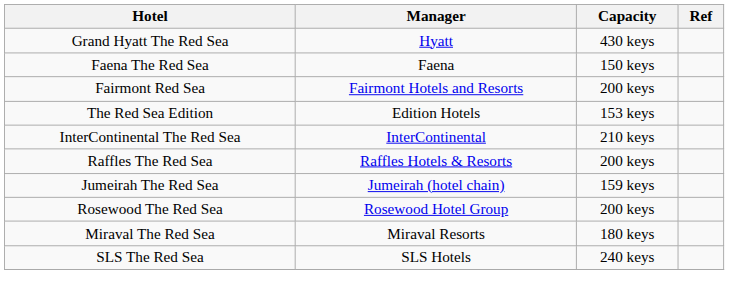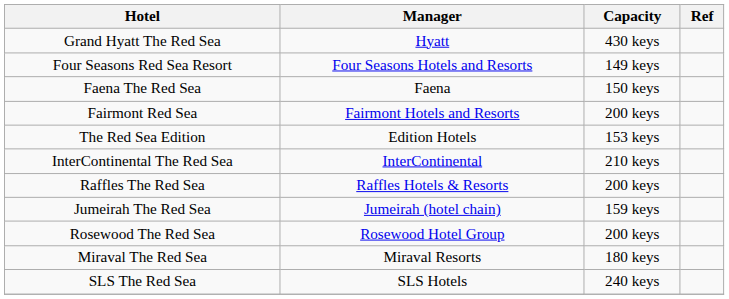+ row: (142, 64)
